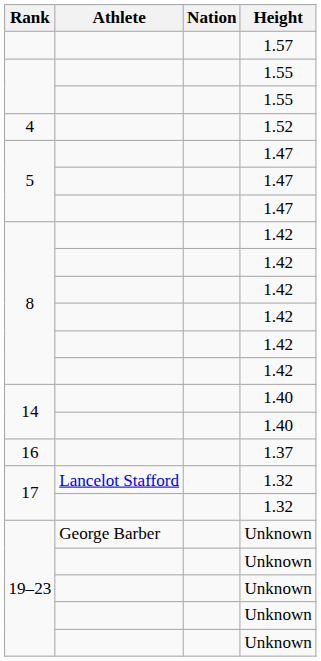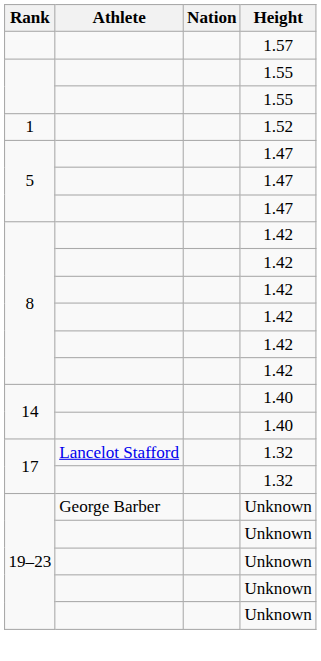(30, 126) 4 -> (30, 126) 1
- row: (119, 453)
